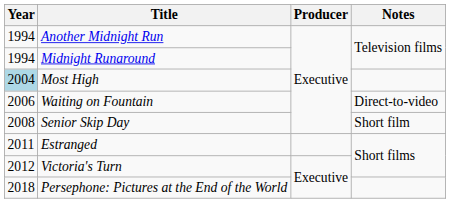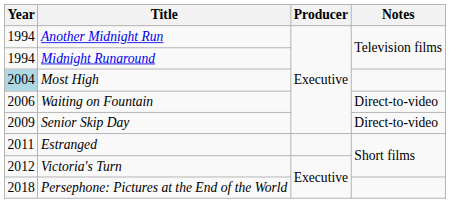(21, 123) 2008 -> (21, 123) 2009
(382, 123) Short film -> (396, 123) Direct-to-video
